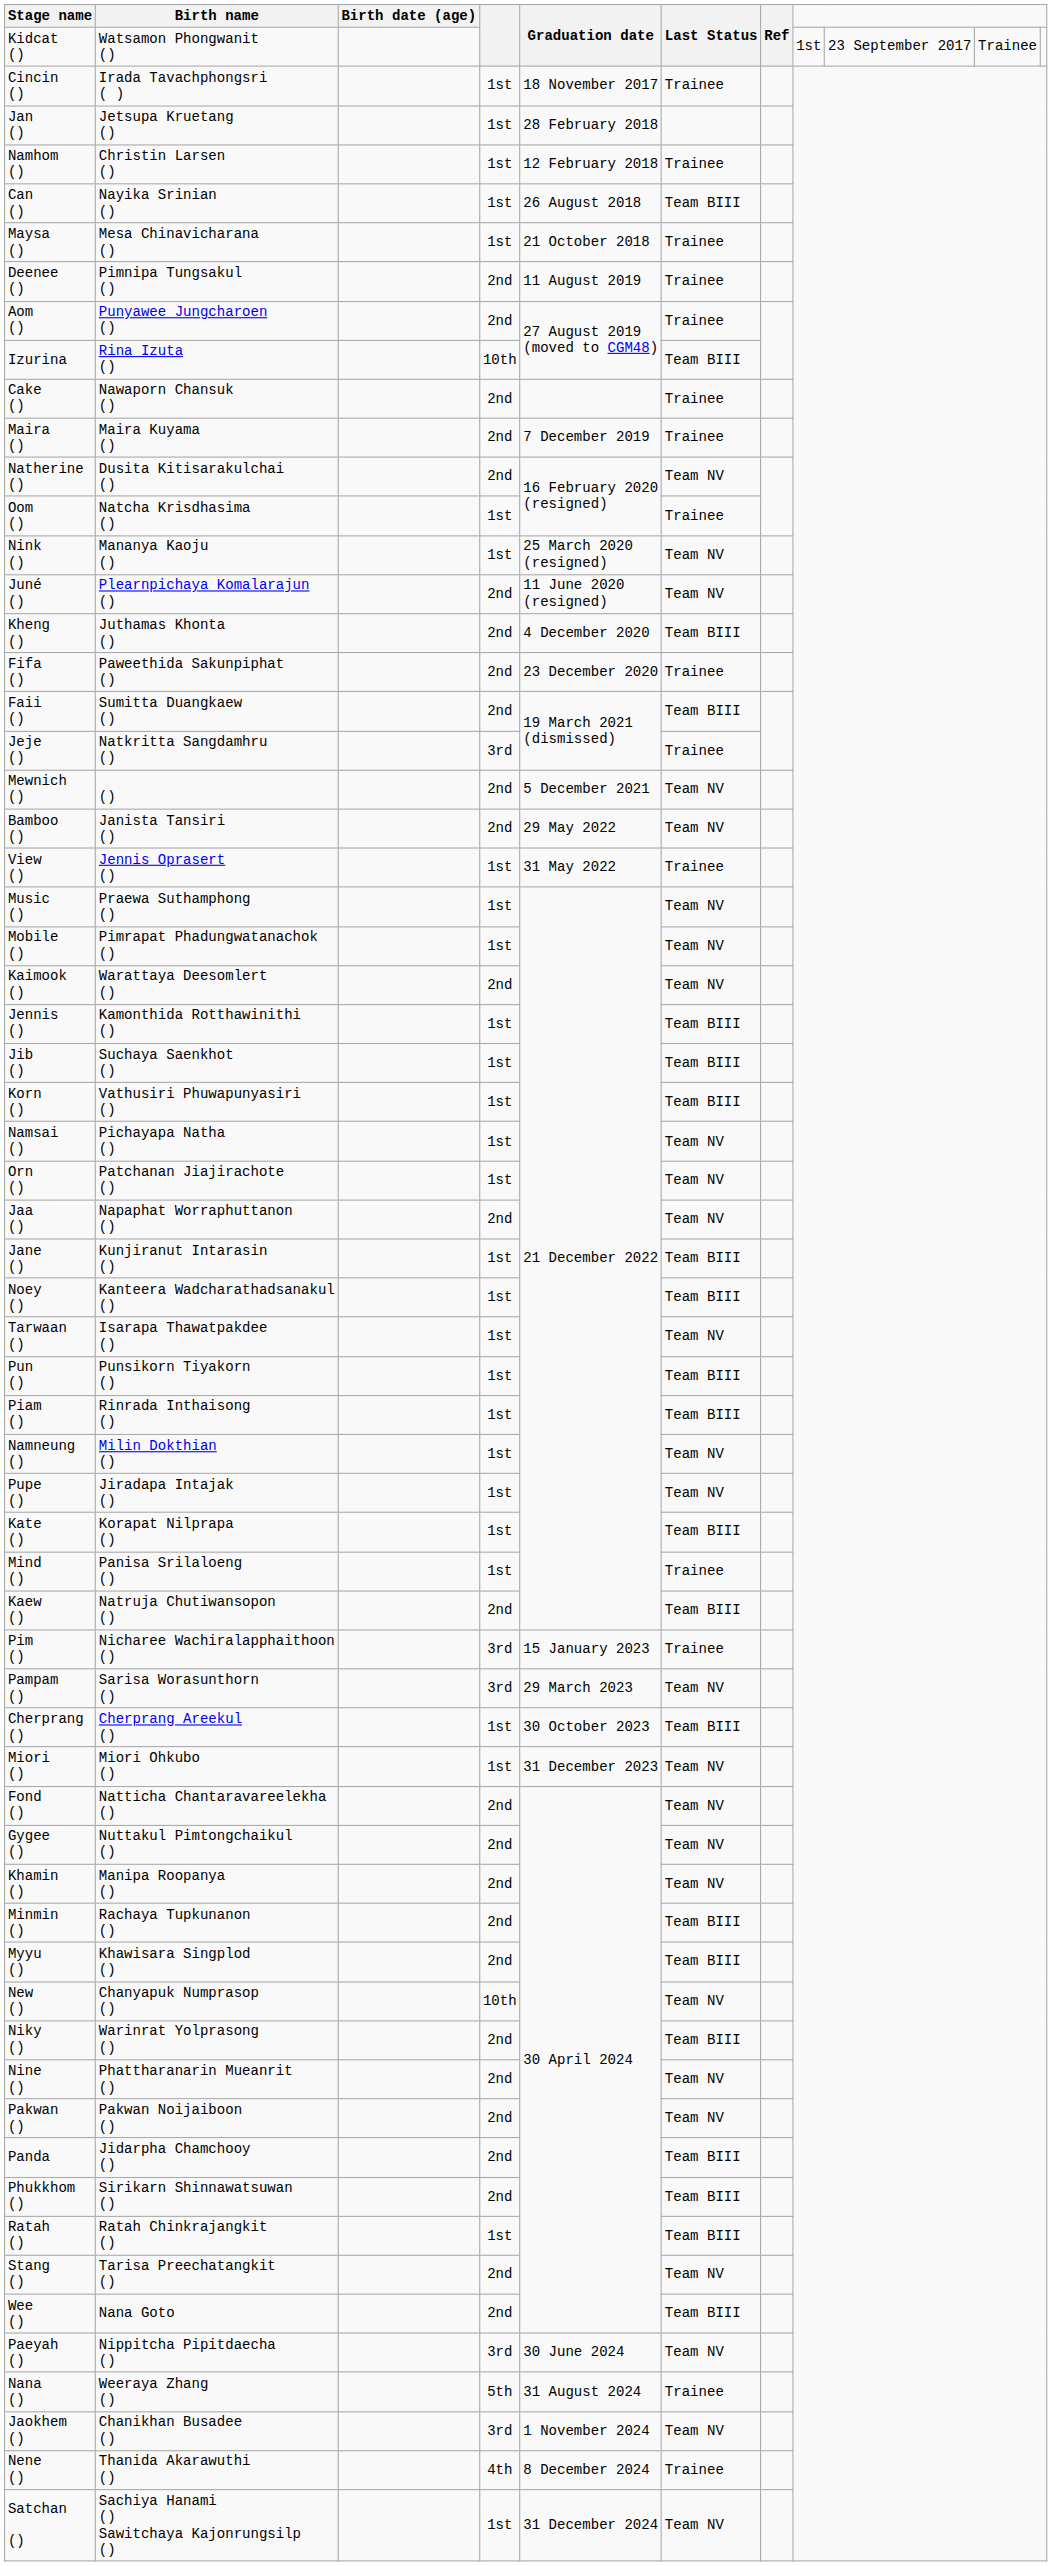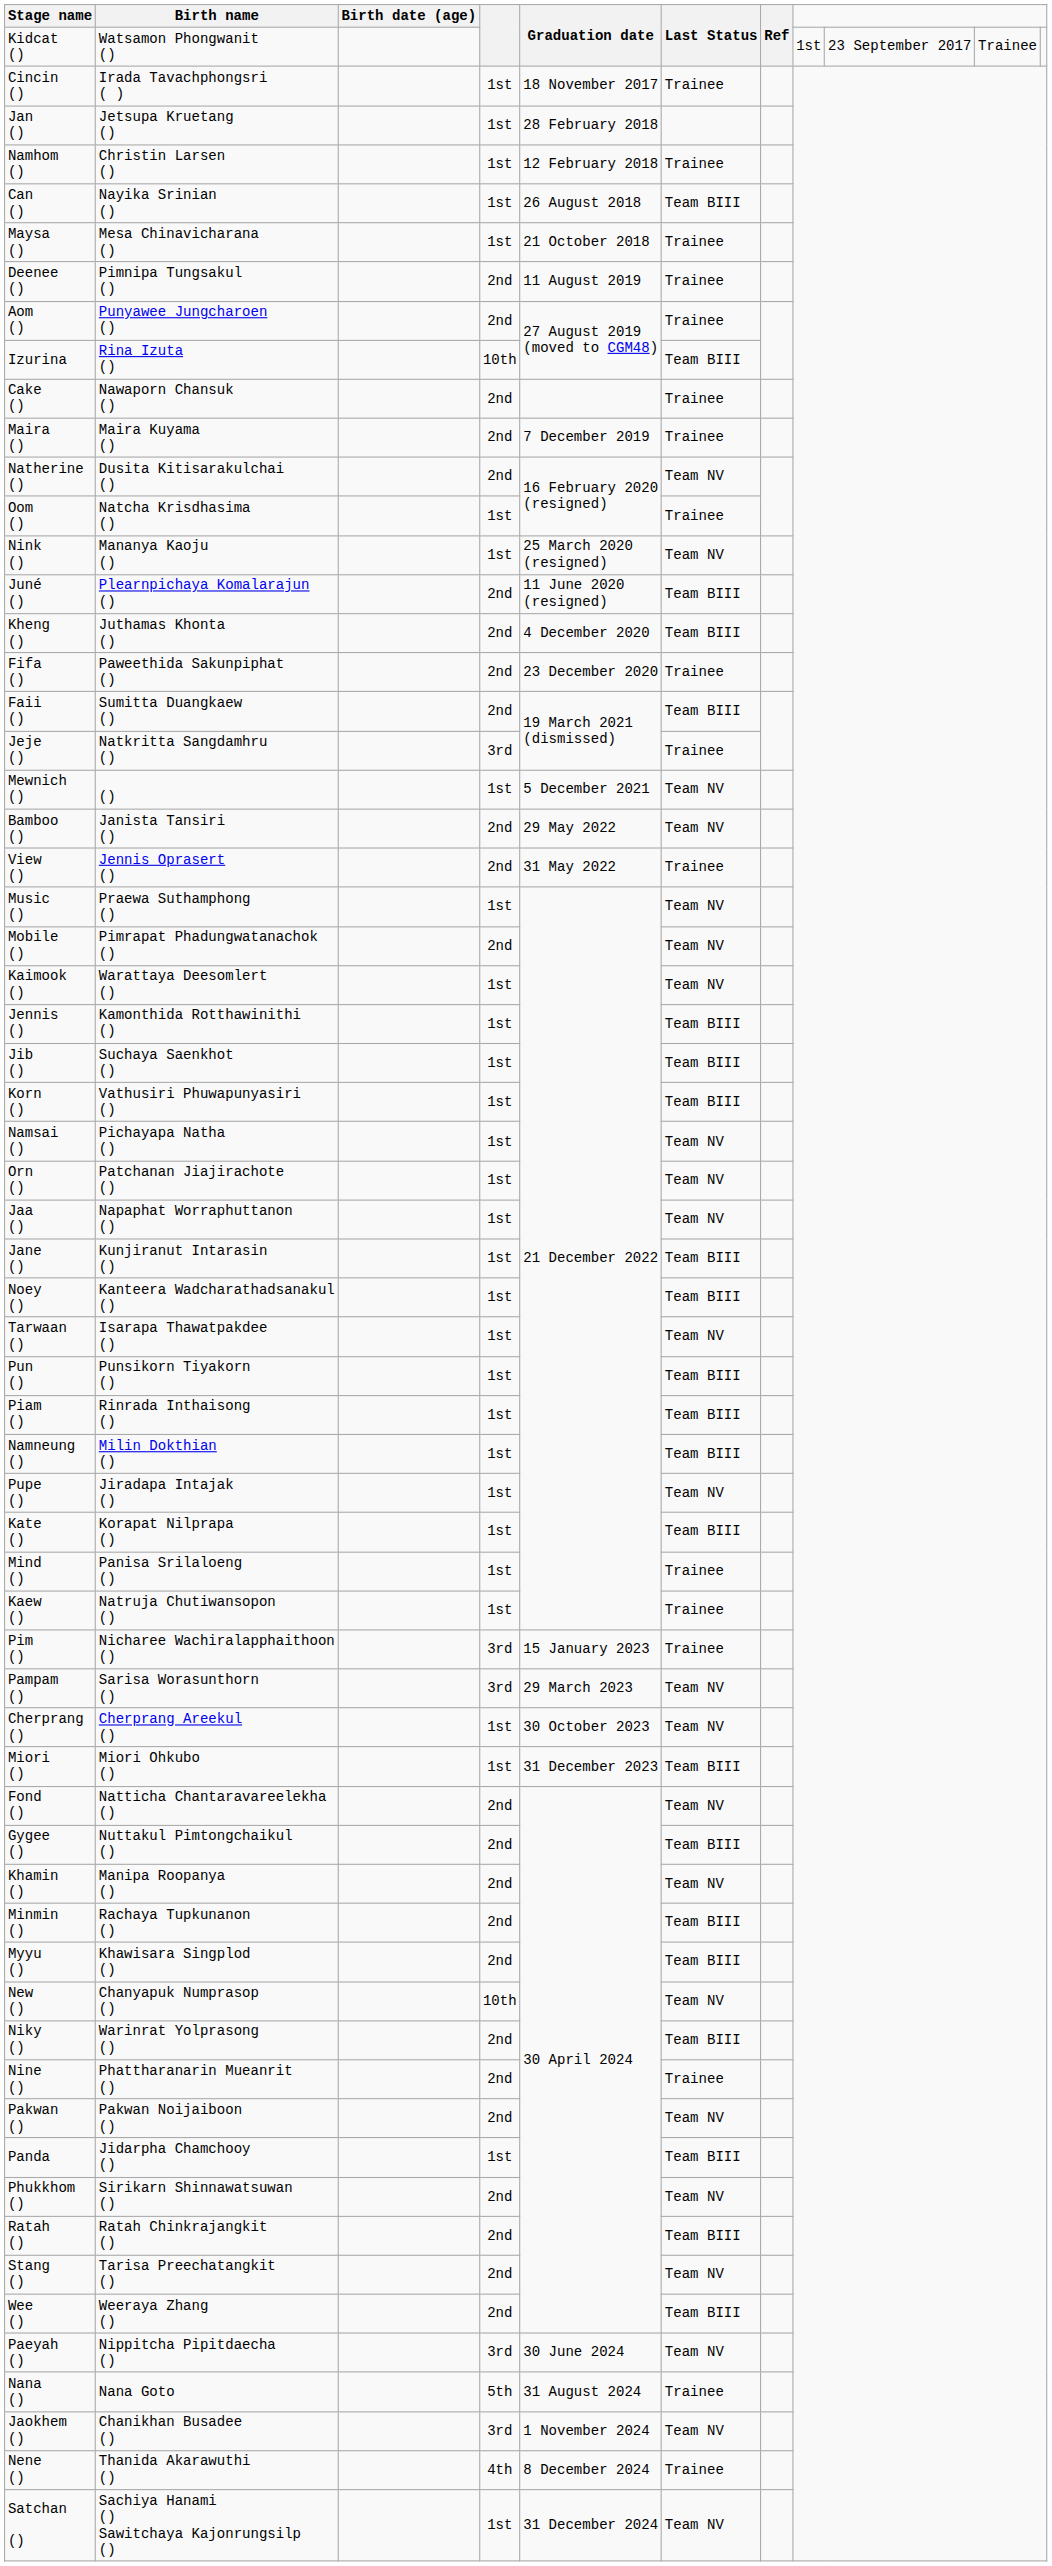(694, 594) Team NV -> (703, 594) Team BIII
(500, 790) 2nd -> (500, 790) 1st
(500, 868) 1st -> (500, 868) 2nd
(500, 946) 1st -> (500, 946) 2nd
(500, 985) 2nd -> (500, 985) 1st
(500, 1219) 2nd -> (500, 1219) 1st
(694, 1454) Team NV -> (703, 1454) Team BIII
(500, 1610) 2nd -> (500, 1610) 1st
(703, 1610) Team BIII -> (694, 1610) Trainee
(703, 1728) Team BIII -> (694, 1728) Team NV
(694, 1767) Team NV -> (703, 1767) Team BIII
(694, 1845) Team NV -> (703, 1845) Team BIII
(694, 2079) Team NV -> (694, 2079) Trainee
(500, 2157) 2nd -> (500, 2157) 1st
(703, 2197) Team BIII -> (694, 2197) Team NV
(500, 2236) 1st -> (500, 2236) 2nd
(137, 2314) Nana Goto -> (154, 2314) Weeraya Zhang ()
(154, 2392) Weeraya Zhang () -> (137, 2392) Nana Goto
